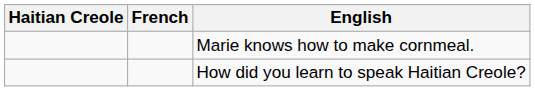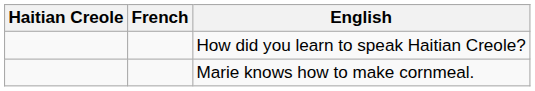rows swapped: (361, 72) <-> (335, 45)
